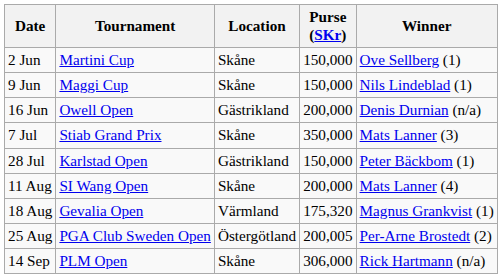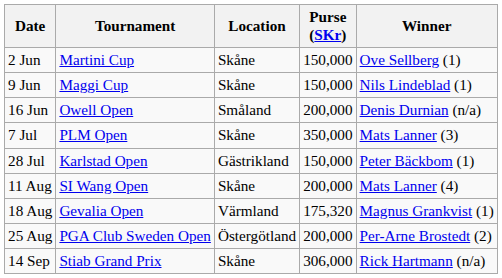(253, 110) Gästrikland -> (244, 110) Småland
(110, 135) Stiab Grand Prix -> (93, 135) PLM Open
(328, 235) 200,005 -> (328, 235) 200,000
(93, 260) PLM Open -> (110, 260) Stiab Grand Prix
